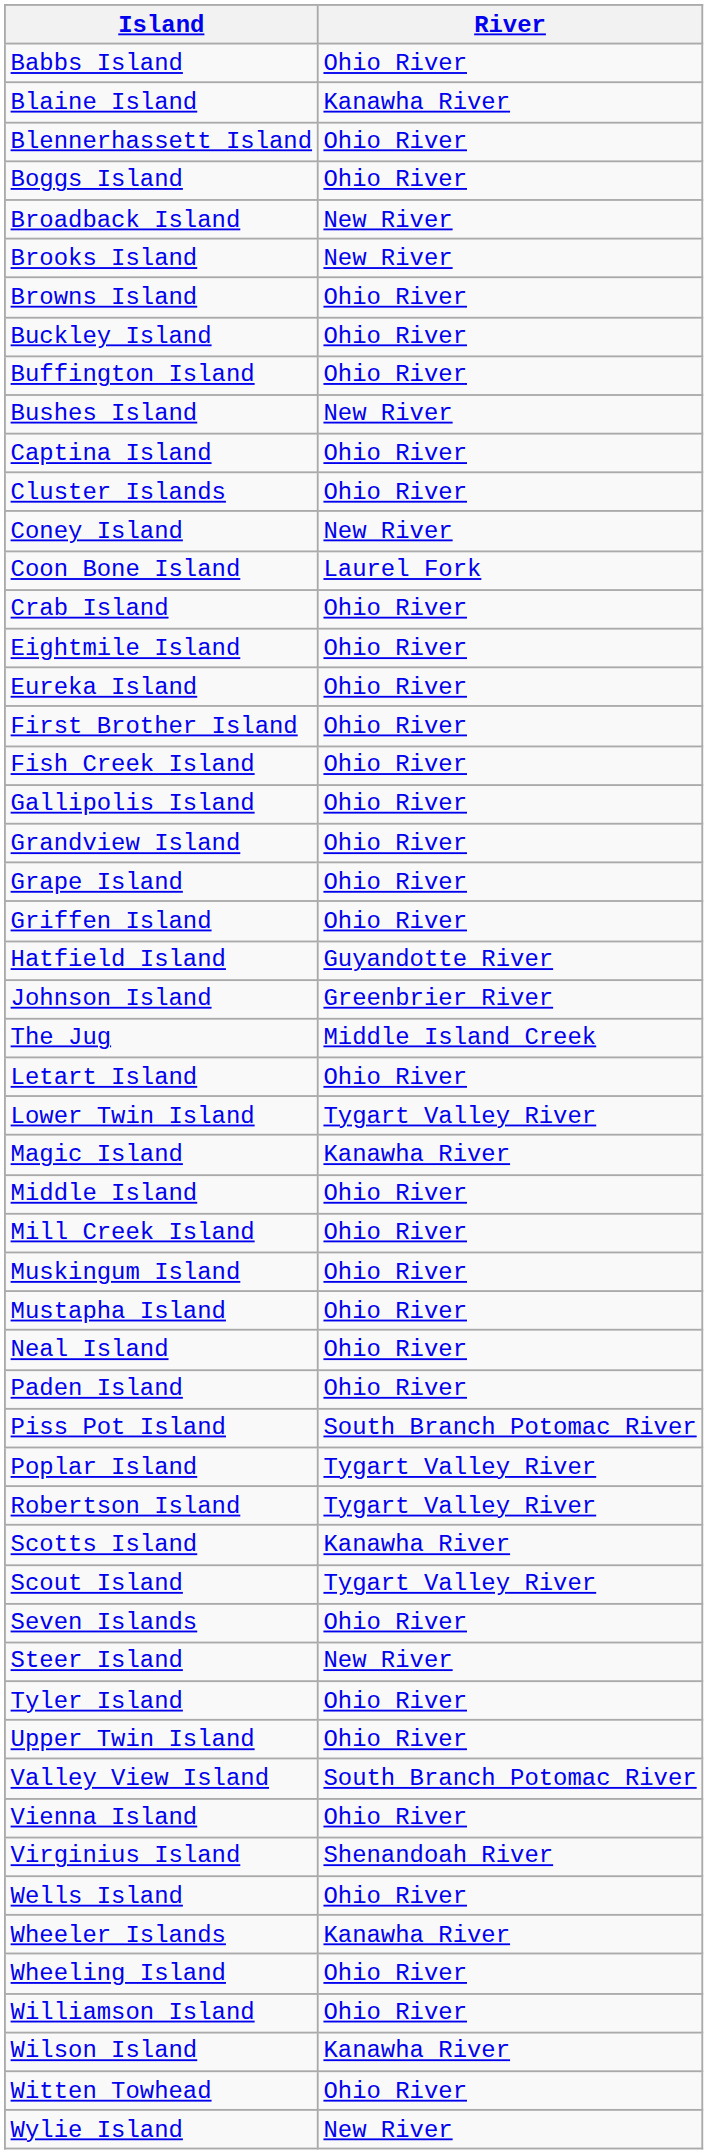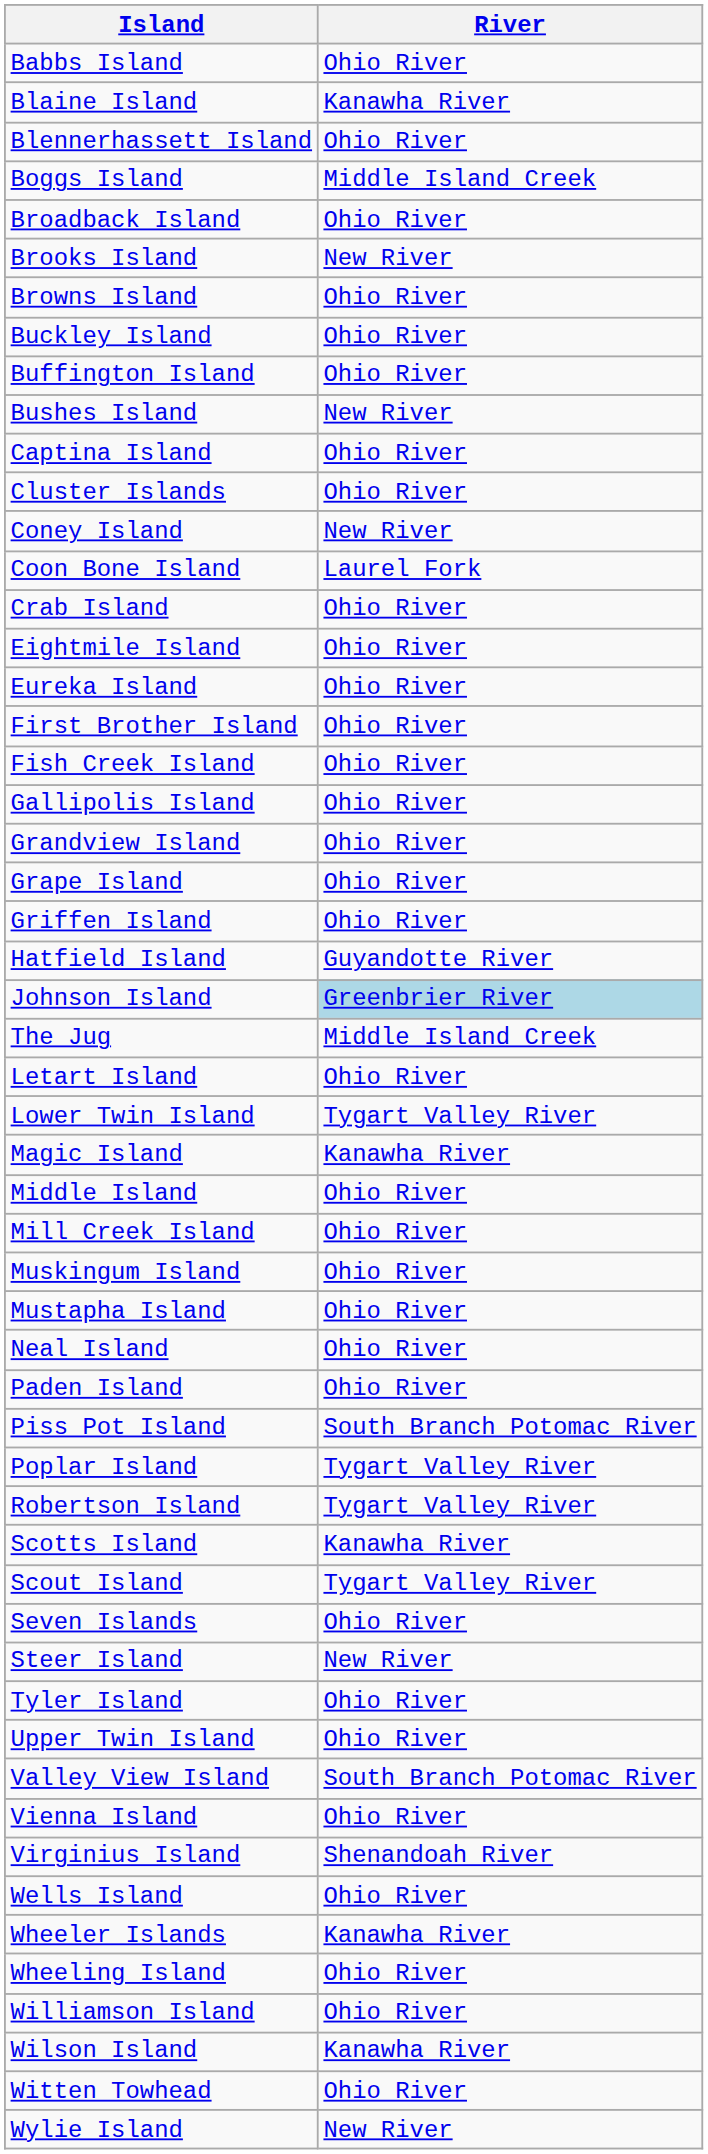(395, 180) Ohio River -> (460, 180) Middle Island Creek
(388, 219) New River -> (395, 219) Ohio River
(438, 999) no background -> (438, 999) lightblue background
